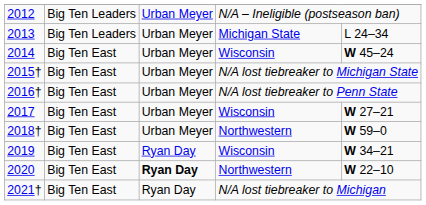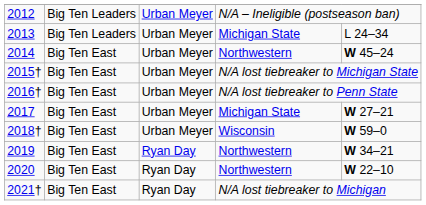(247, 53) Wisconsin -> (255, 53) Northwestern
(247, 111) Wisconsin -> (259, 111) Michigan State
(255, 131) Northwestern -> (247, 131) Wisconsin
(247, 151) Wisconsin -> (255, 151) Northwestern
(170, 170) bold -> (169, 170) normal
